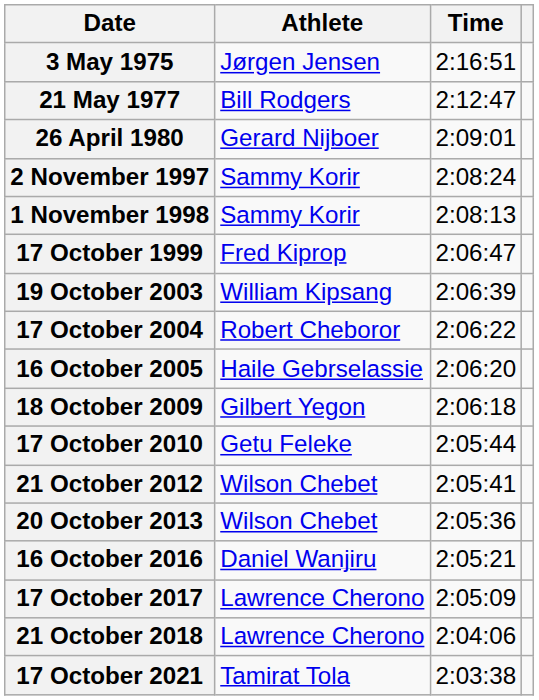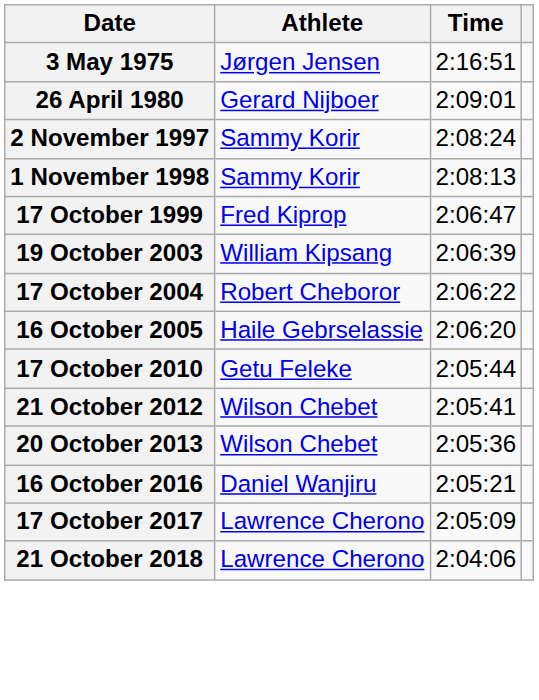- row: (110, 100)
- row: (110, 406)
- row: (110, 675)
